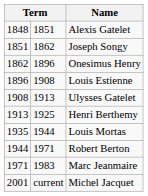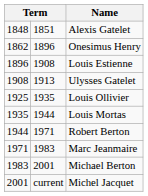- row: (98, 47)
- row: (103, 115)
+ row: (99, 98)
+ row: (102, 166)
